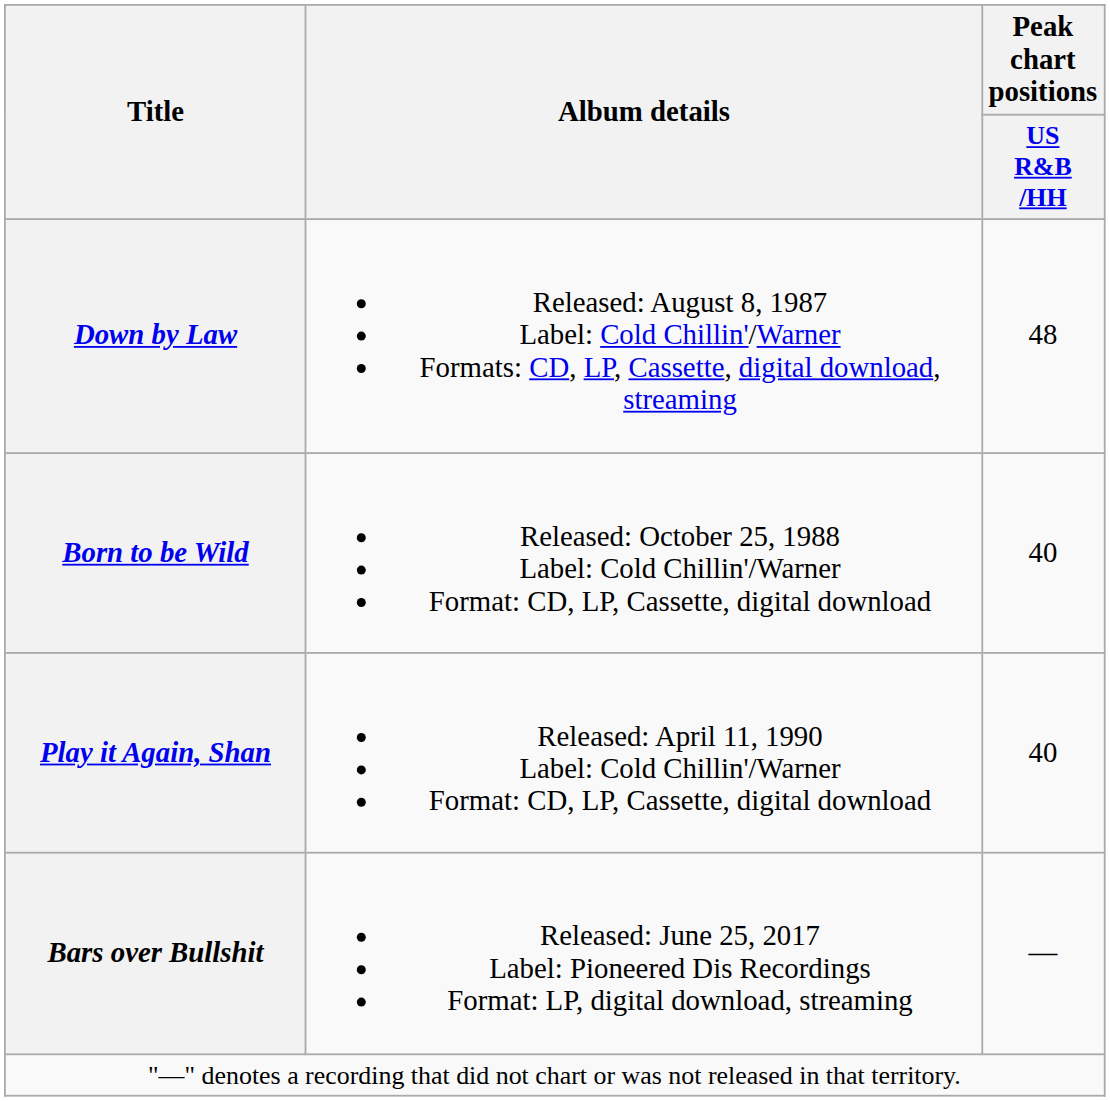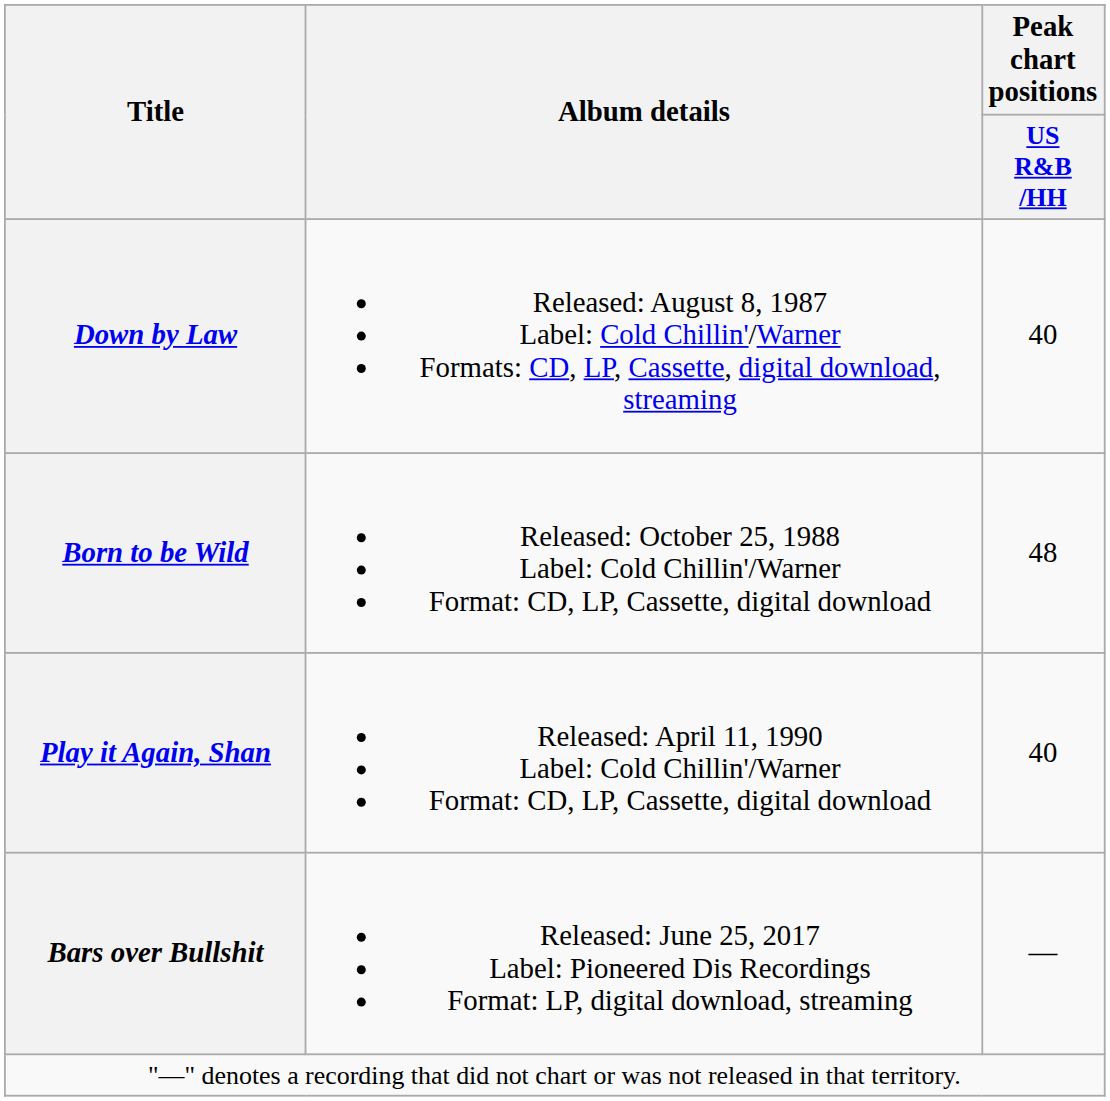(1043, 335) 48 -> (1043, 335) 40
(1043, 552) 40 -> (1043, 552) 48
